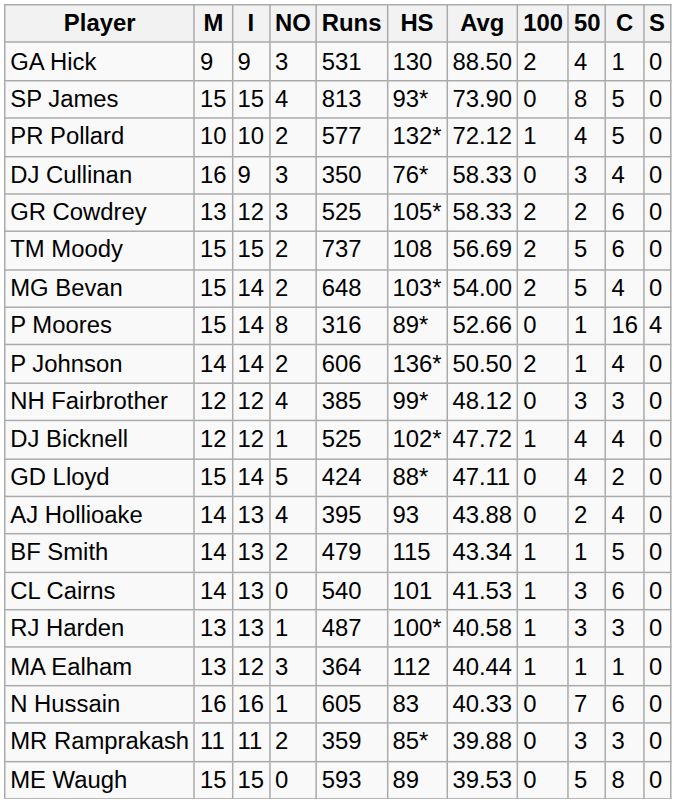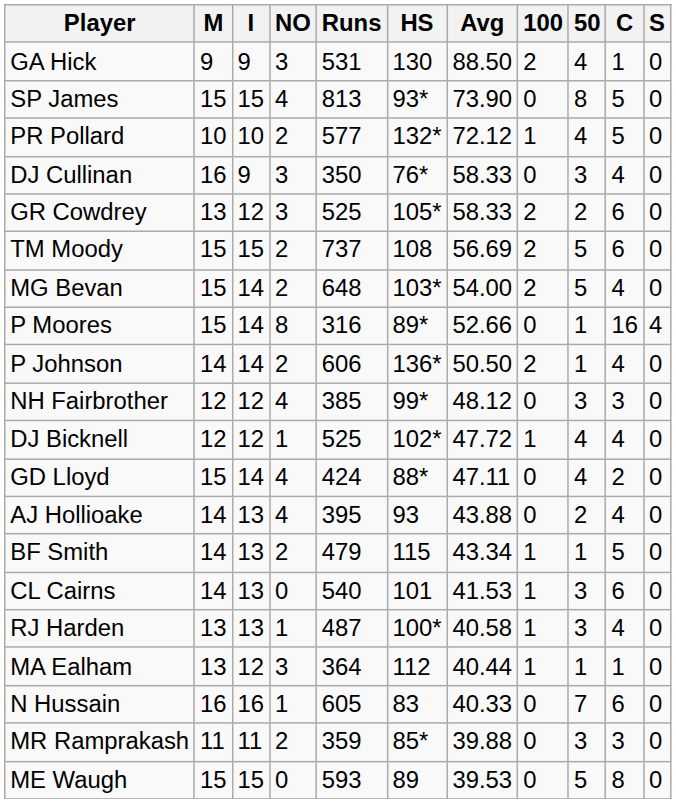(282, 477) 5 -> (282, 477) 4
(618, 628) 3 -> (618, 628) 4
